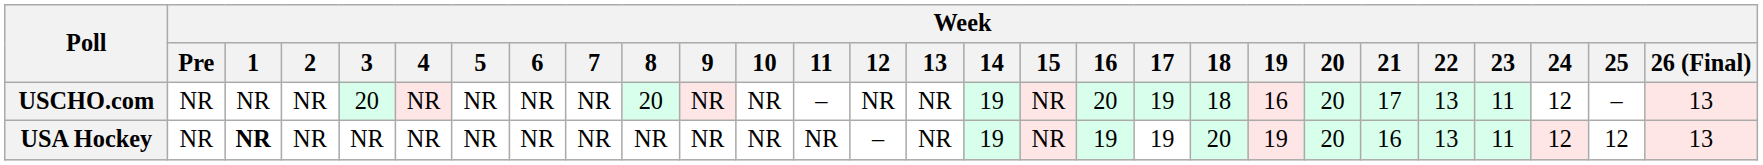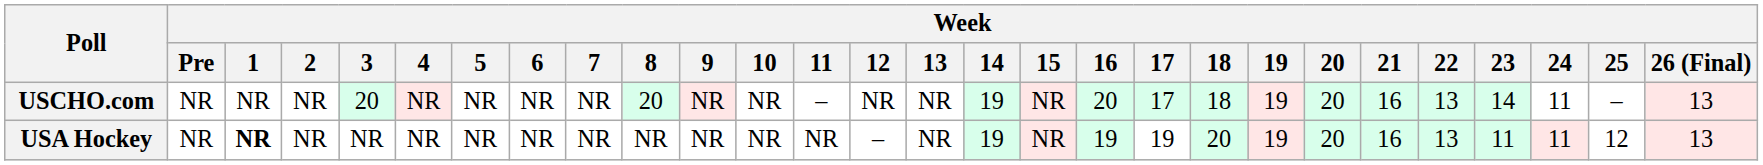(1162, 100) 19 -> (1162, 100) 17
(1276, 100) 16 -> (1276, 100) 19
(1389, 100) 17 -> (1389, 100) 16
(1503, 100) 11 -> (1503, 100) 14
(1560, 100) 12 -> (1560, 100) 11
(1560, 139) 12 -> (1560, 139) 11
